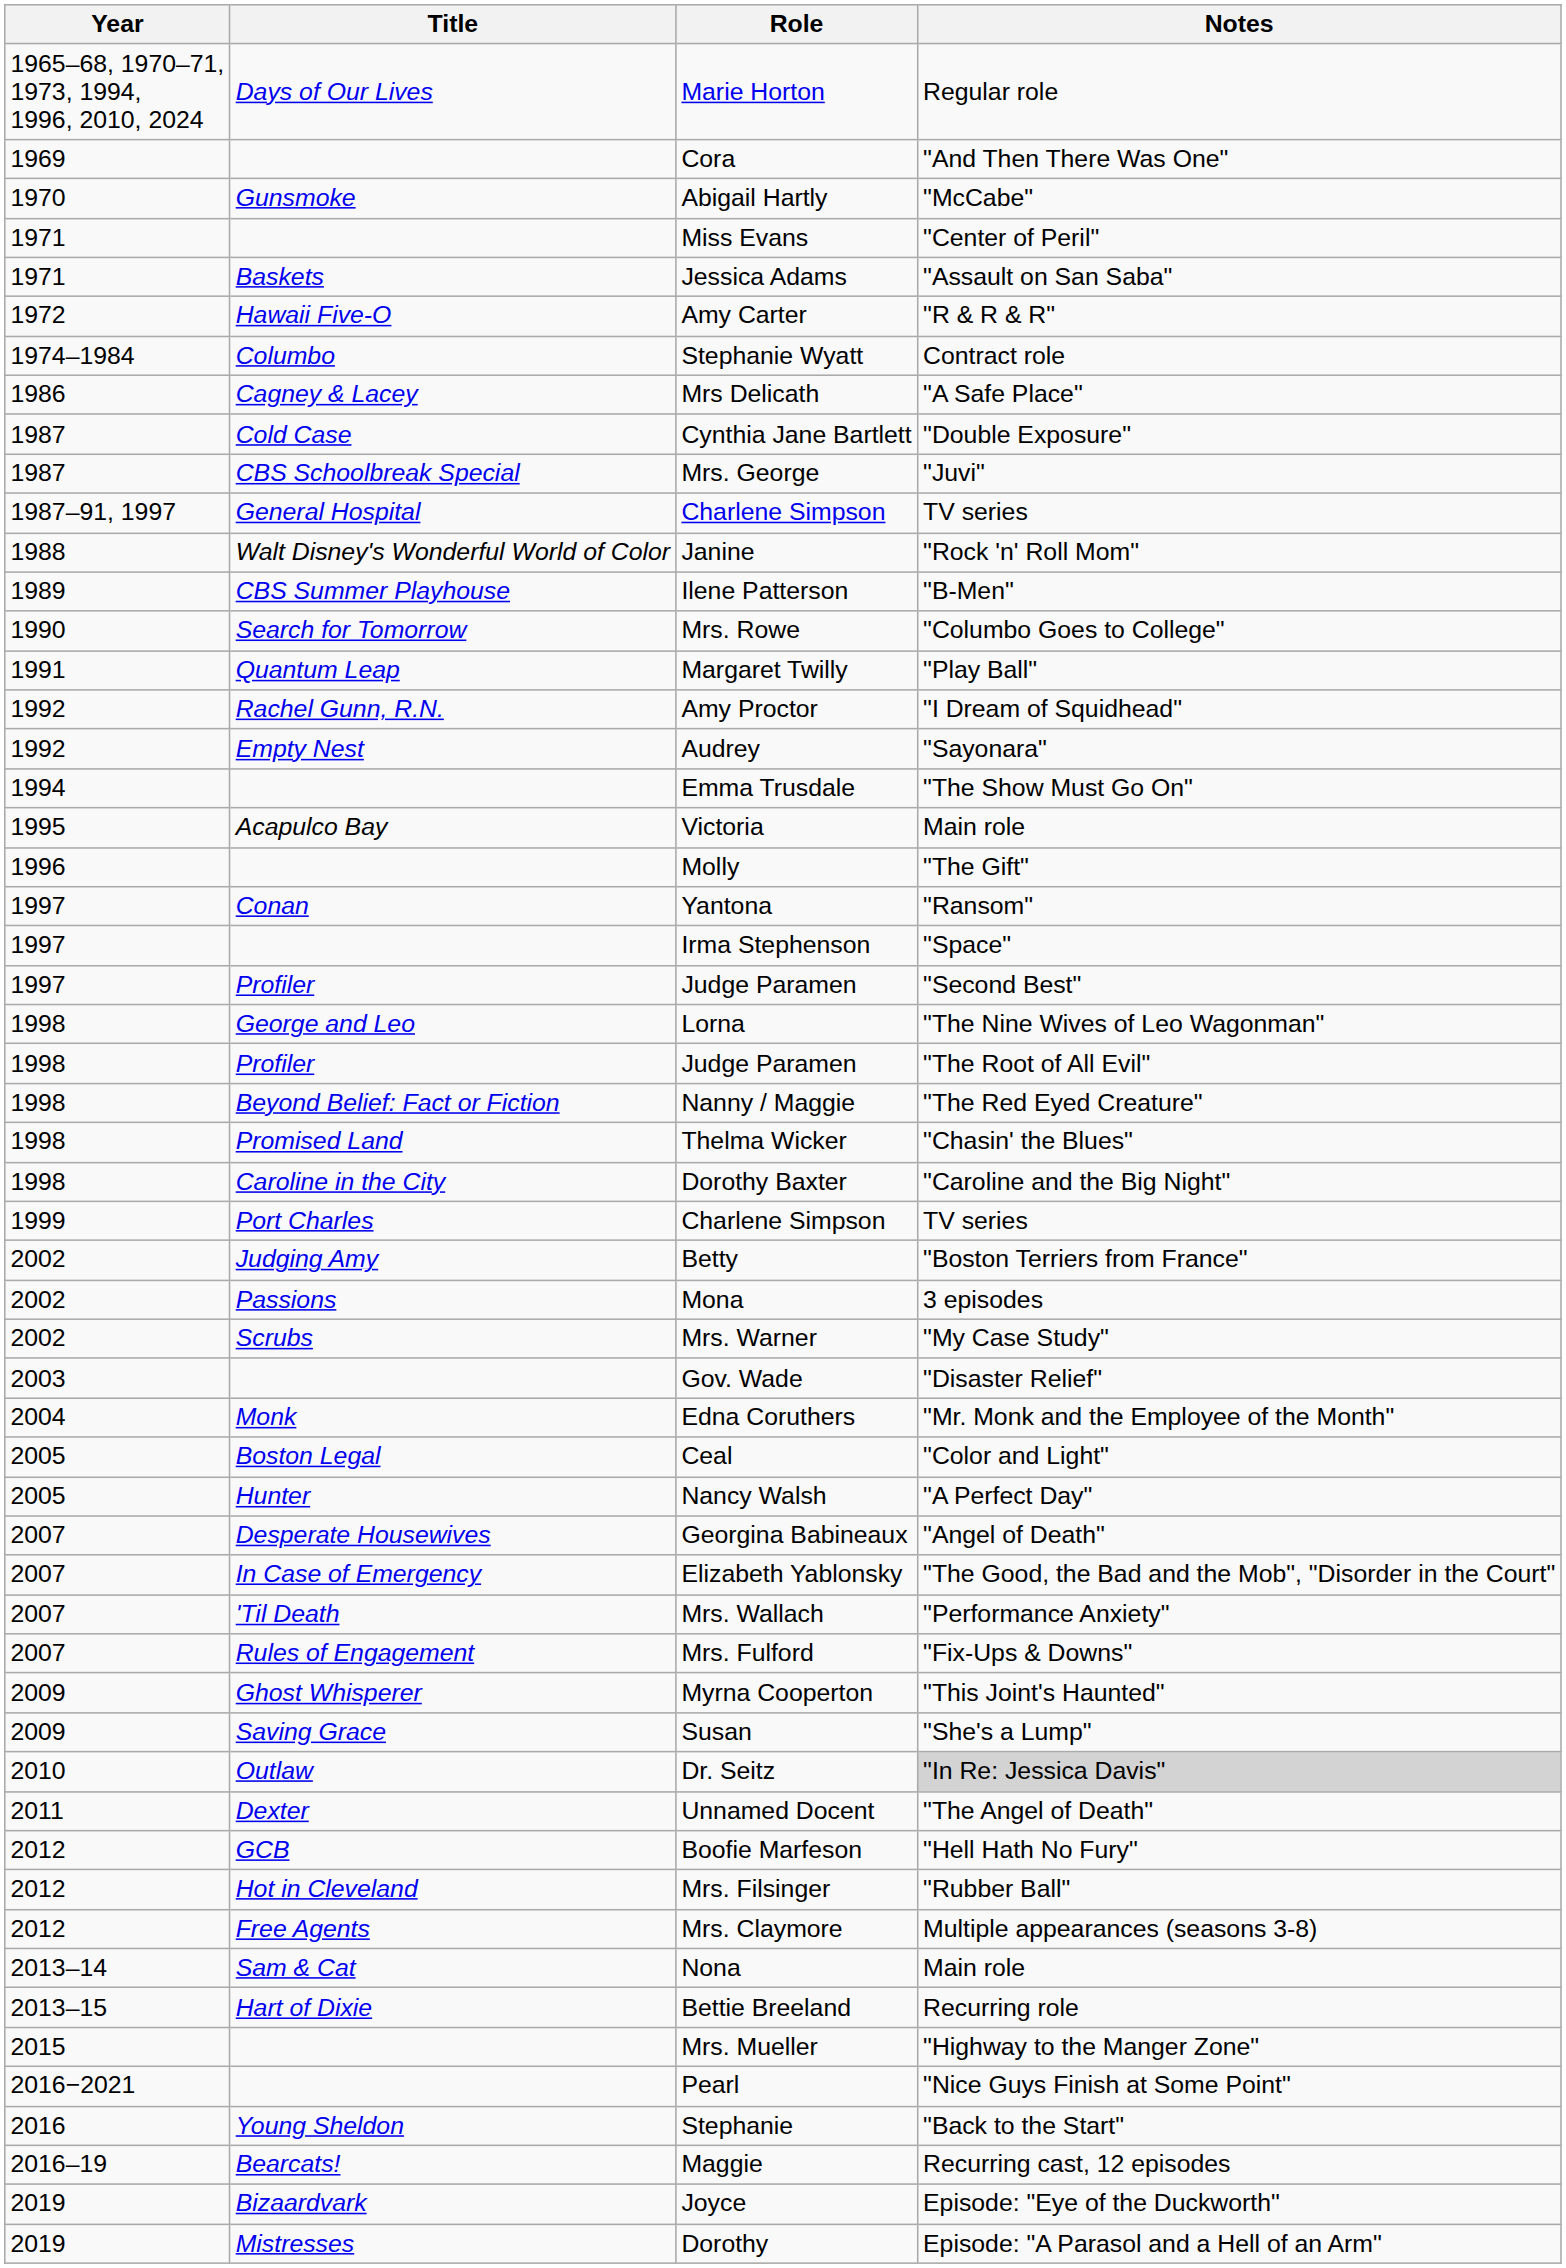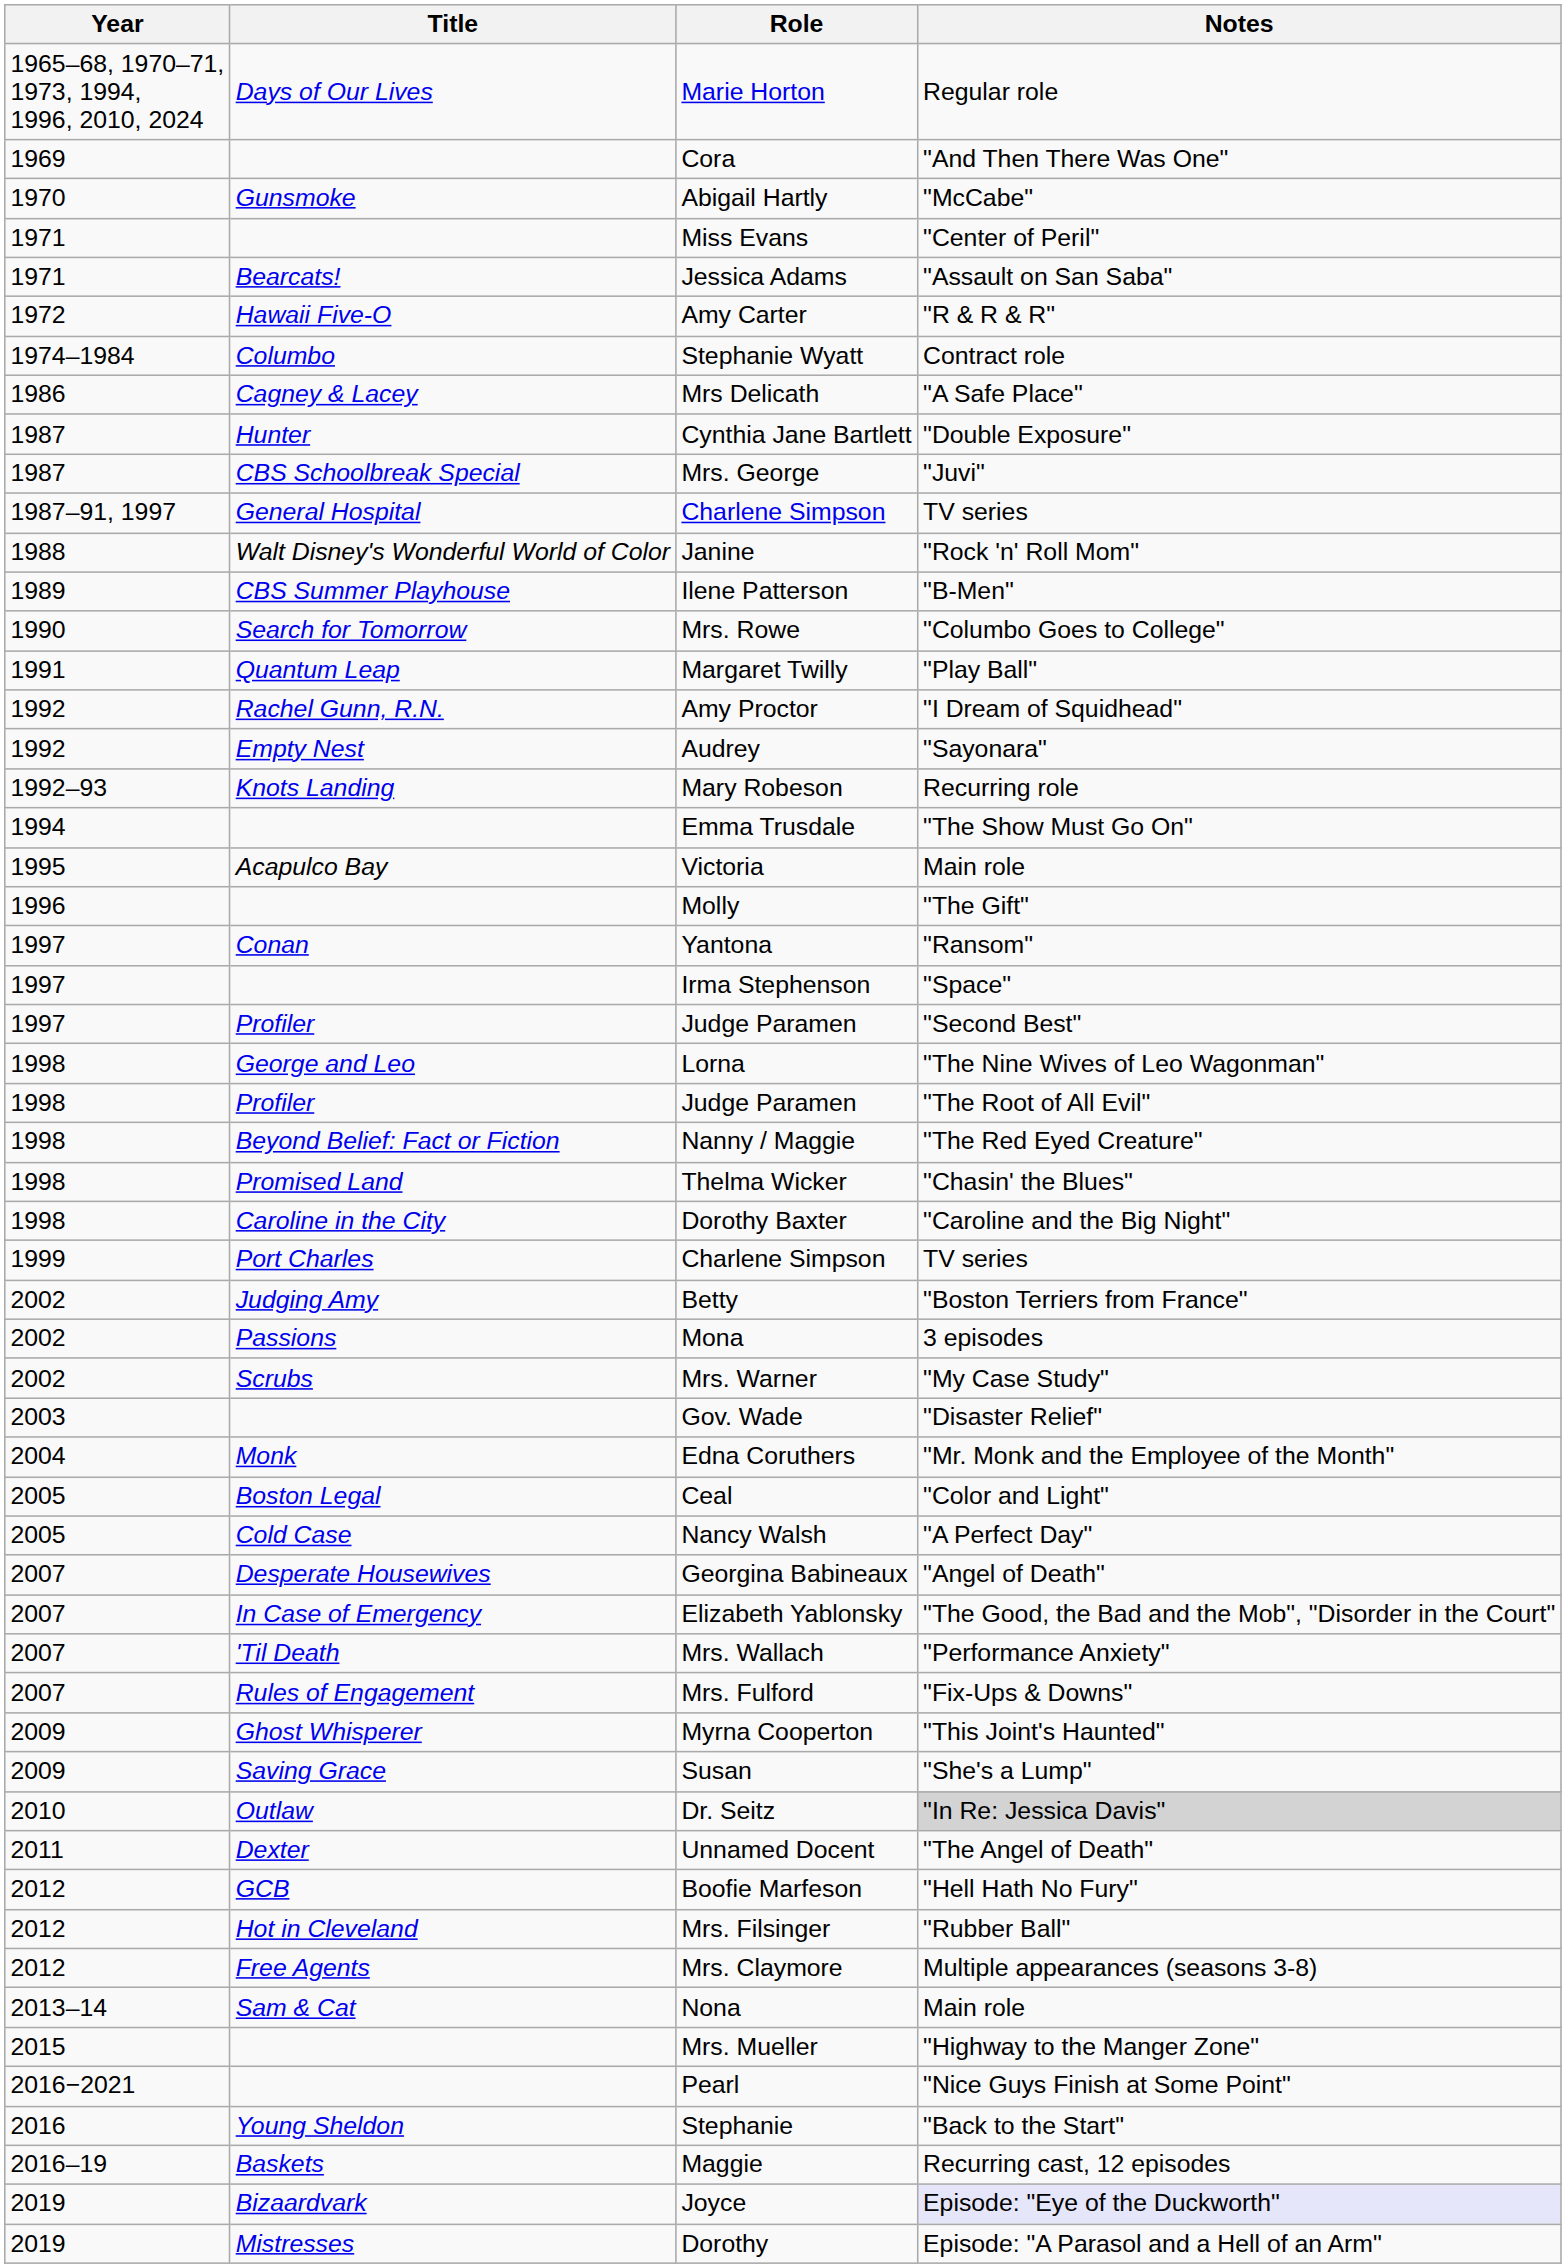(280, 276) Baskets -> (288, 276) Bearcats!
(294, 433) Cold Case -> (273, 433) Hunter
+ row: (59, 787)
(273, 1495) Hunter -> (294, 1535) Cold Case
- row: (59, 2007)
(288, 2164) Bearcats! -> (280, 2164) Baskets
(1101, 2203) no background -> (1101, 2203) lavender background
